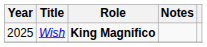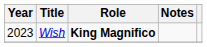(20, 32) 2025 -> (20, 32) 2023
